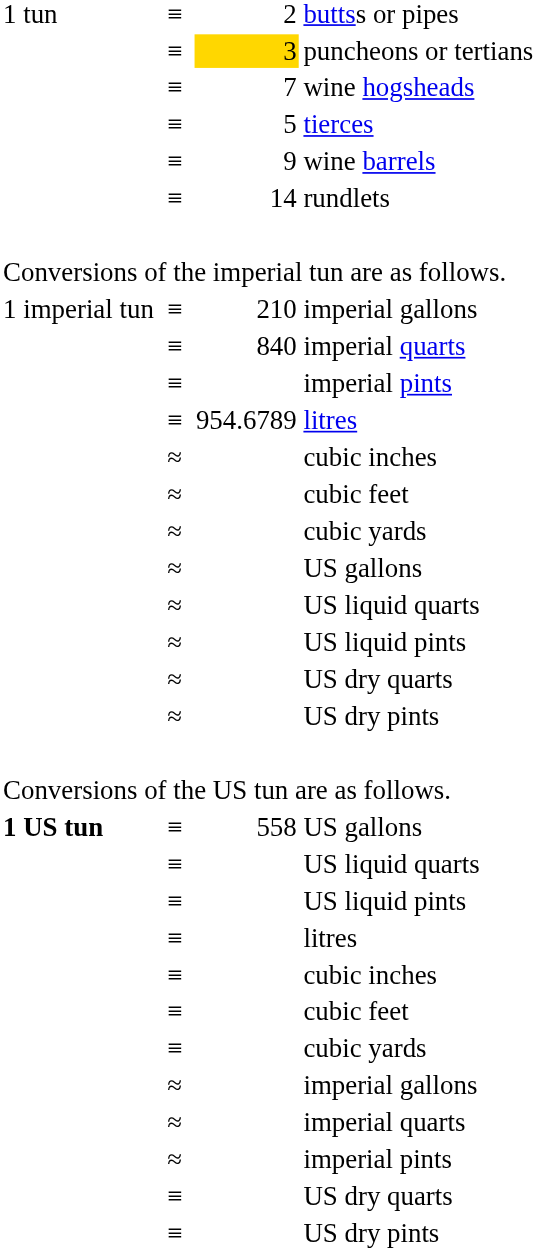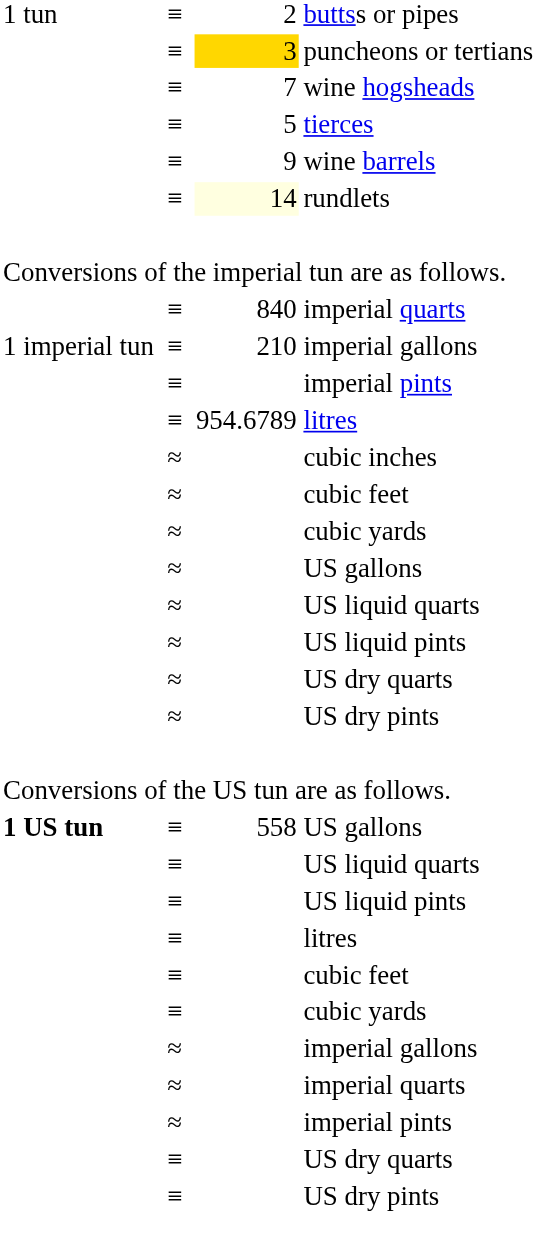(283, 198) no background -> (283, 198) lightyellow background
rows swapped: (178, 309) <-> (175, 346)
- row: (175, 974)
